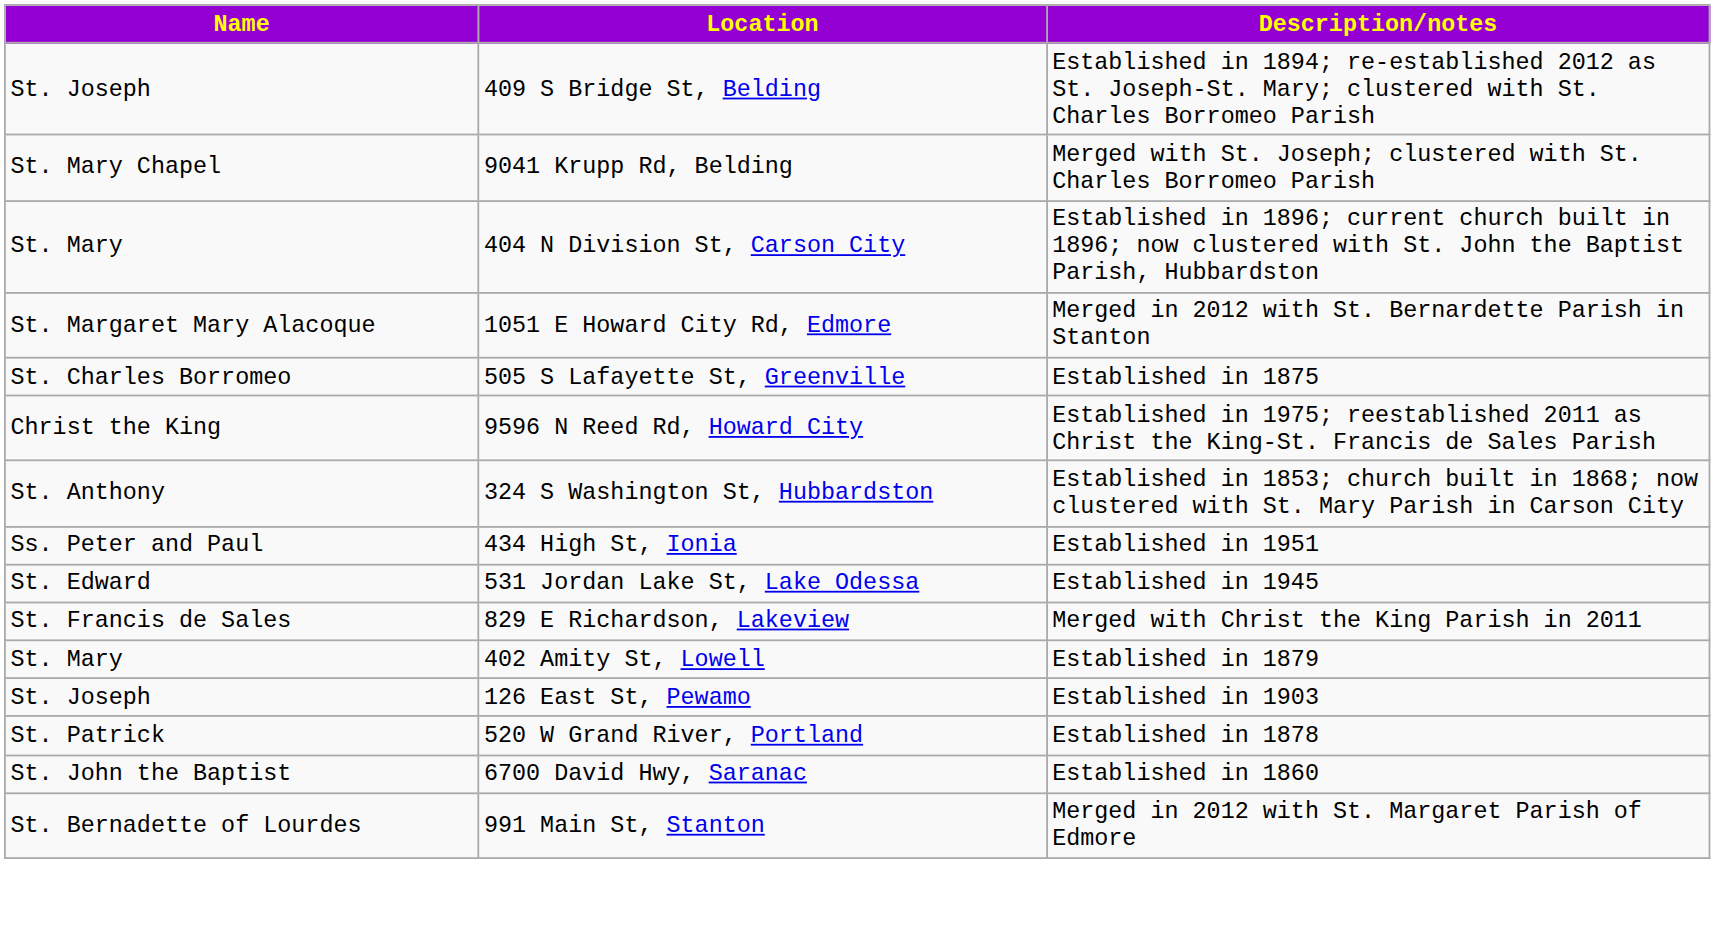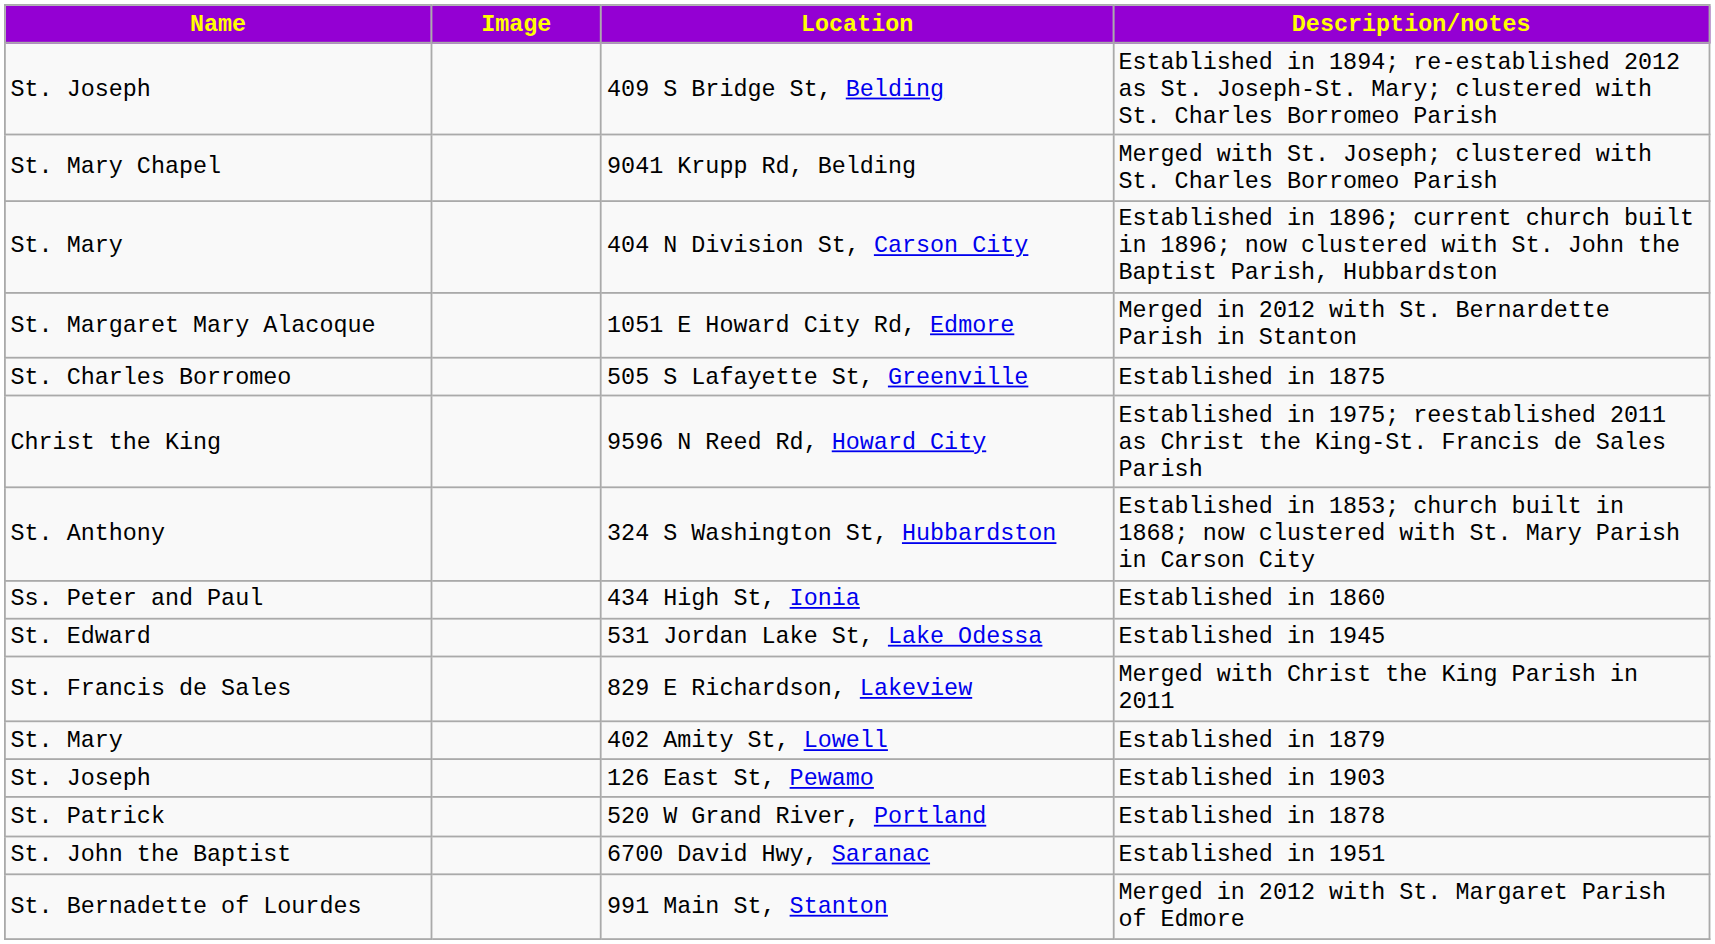+ column: (516, 24)
(1186, 545) Established in 1951 -> (1252, 599) Established in 1860
(1186, 774) Established in 1860 -> (1252, 855) Established in 1951
